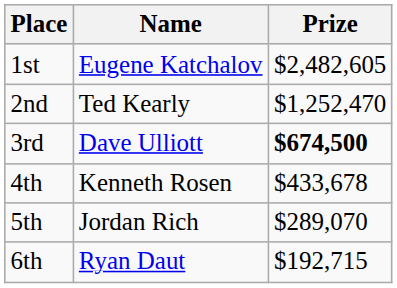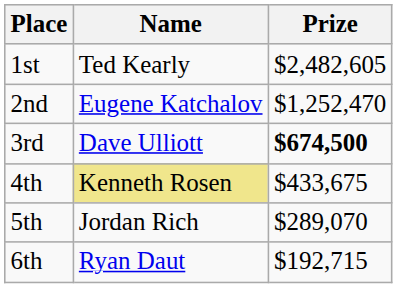(171, 63) Eugene Katchalov -> (134, 63) Ted Kearly
(134, 103) Ted Kearly -> (171, 103) Eugene Katchalov
(155, 182) no background -> (155, 182) khaki background
(321, 182) $433,678 -> (321, 182) $433,675
